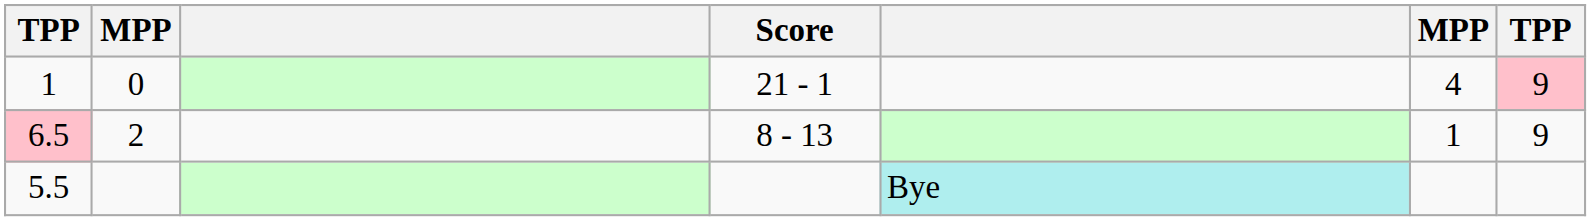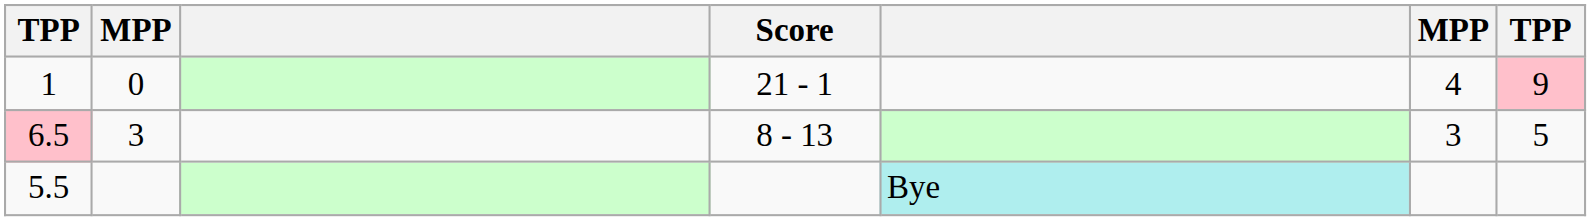(136, 135) 2 -> (136, 135) 3
(1453, 135) 1 -> (1453, 135) 3
(1541, 135) 9 -> (1541, 135) 5
